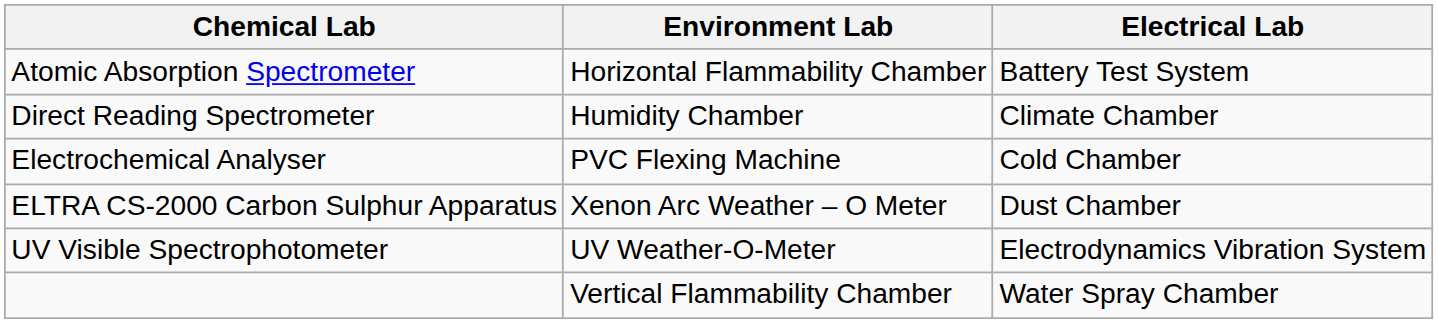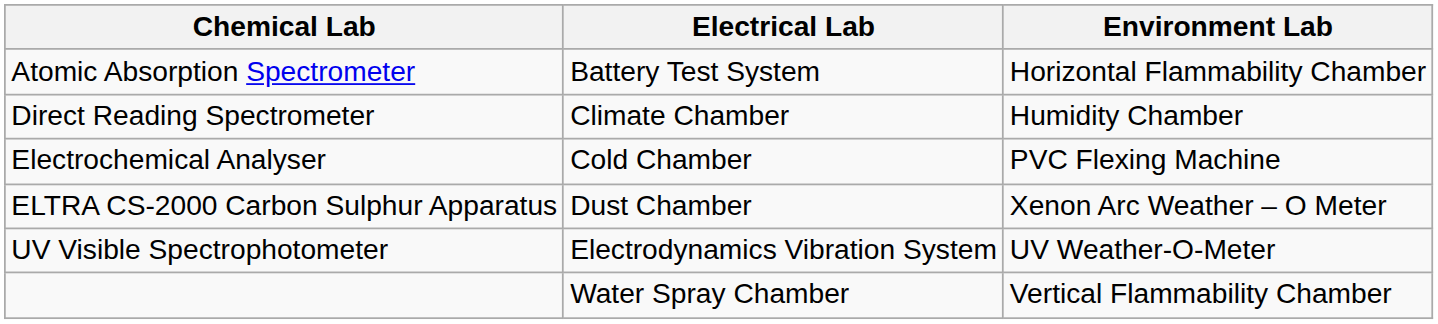columns swapped: (1213, 26) <-> (778, 26)
